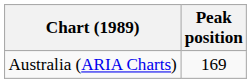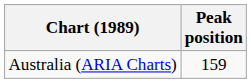(214, 64) 169 -> (214, 64) 159
